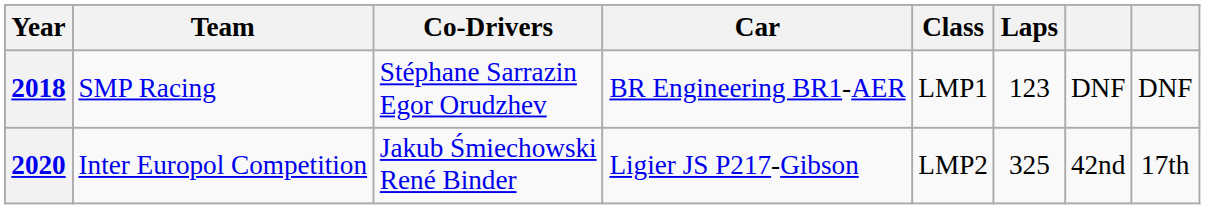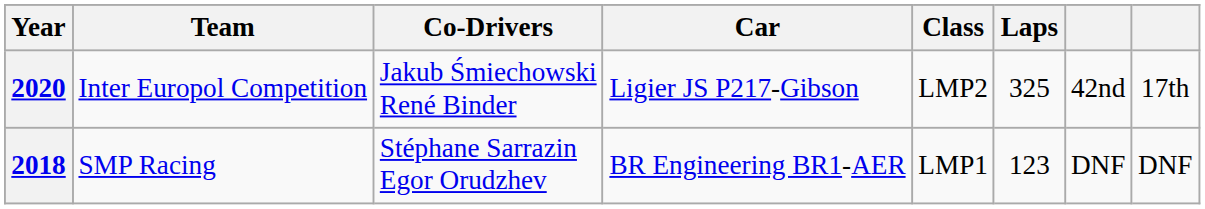rows swapped: (39, 88) <-> (39, 165)
